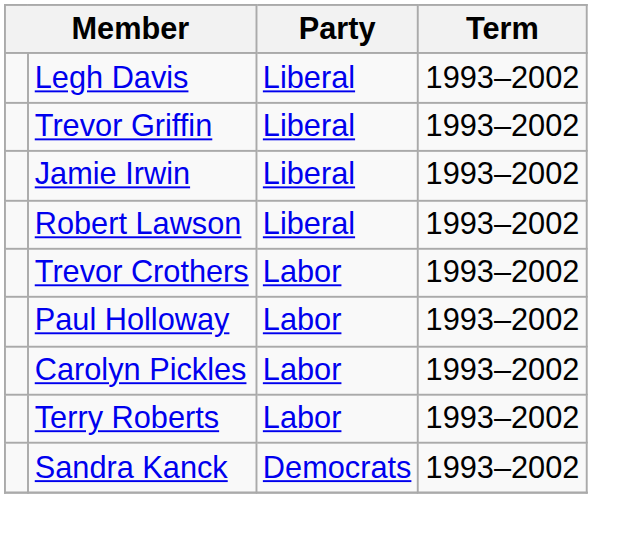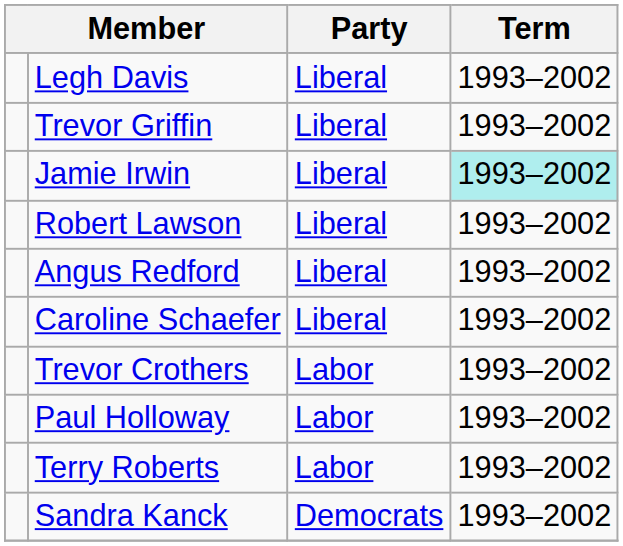(502, 175) no background -> (534, 175) paleturquoise background
+ row: (137, 272)
+ row: (158, 321)
- row: (141, 369)
